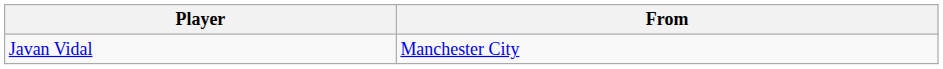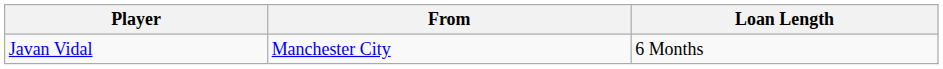+ column: (785, 19)
